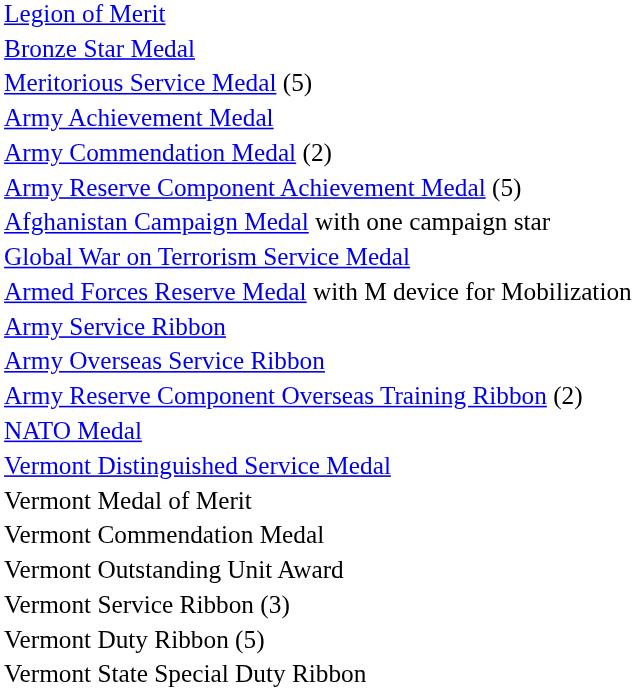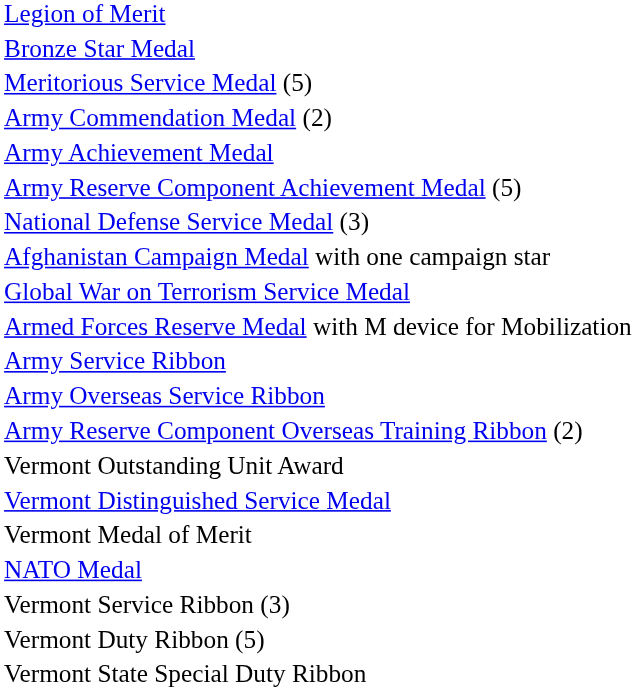rows swapped: (168, 152) <-> (139, 117)
+ row: (187, 222)
rows swapped: (73, 430) <-> (174, 569)
- row: (164, 535)
